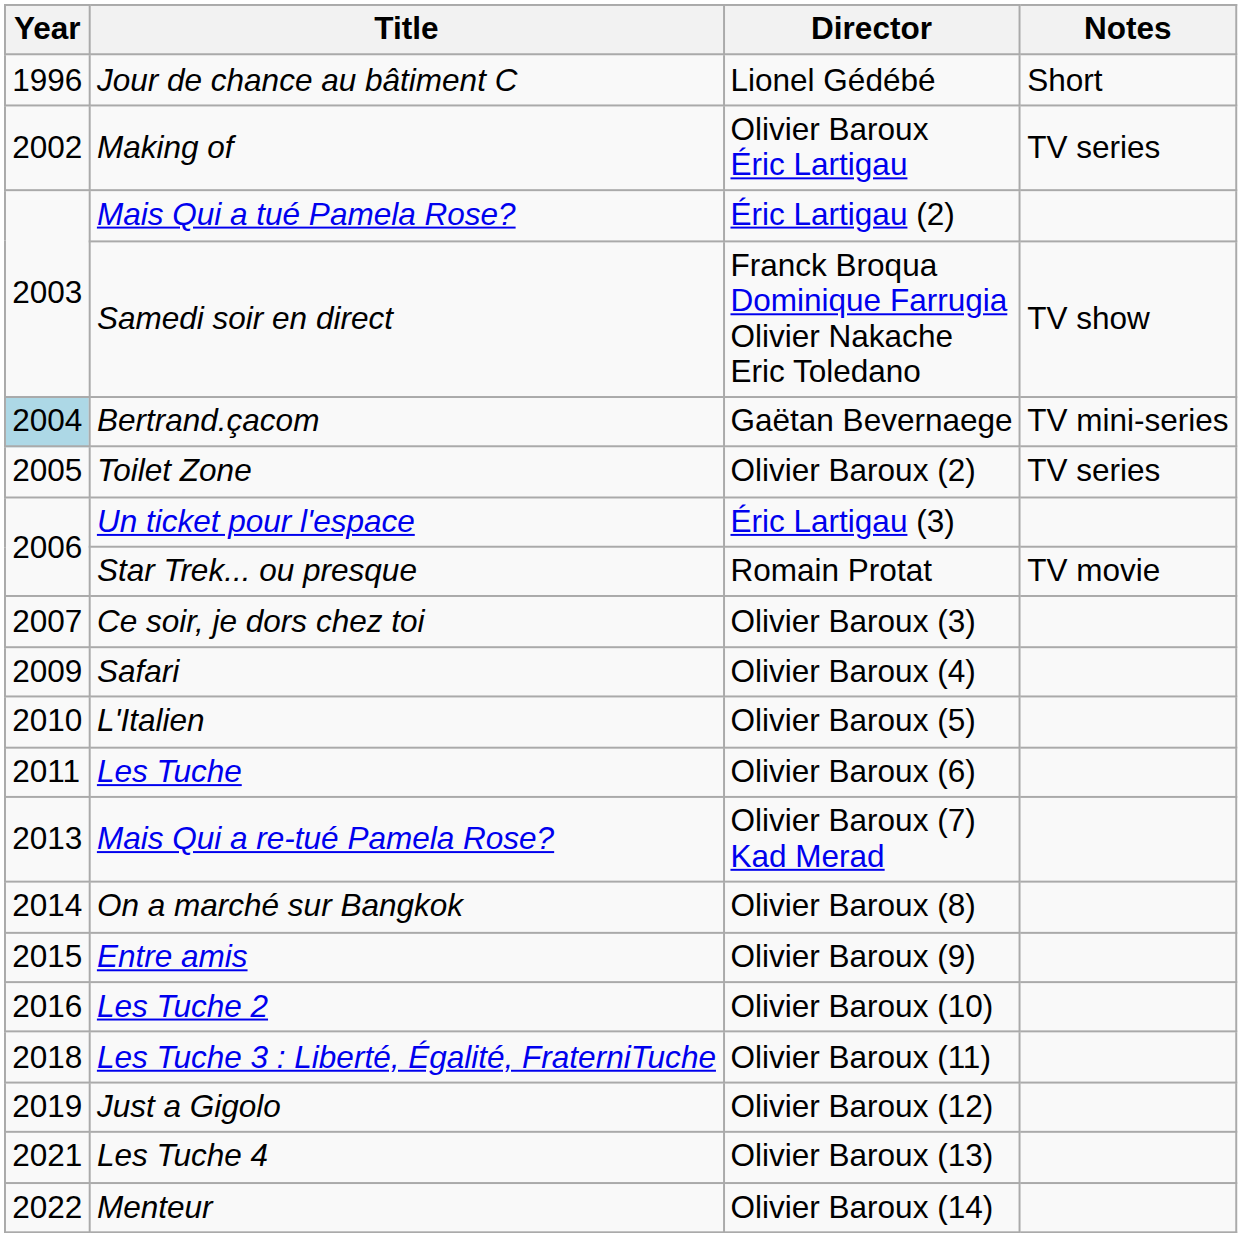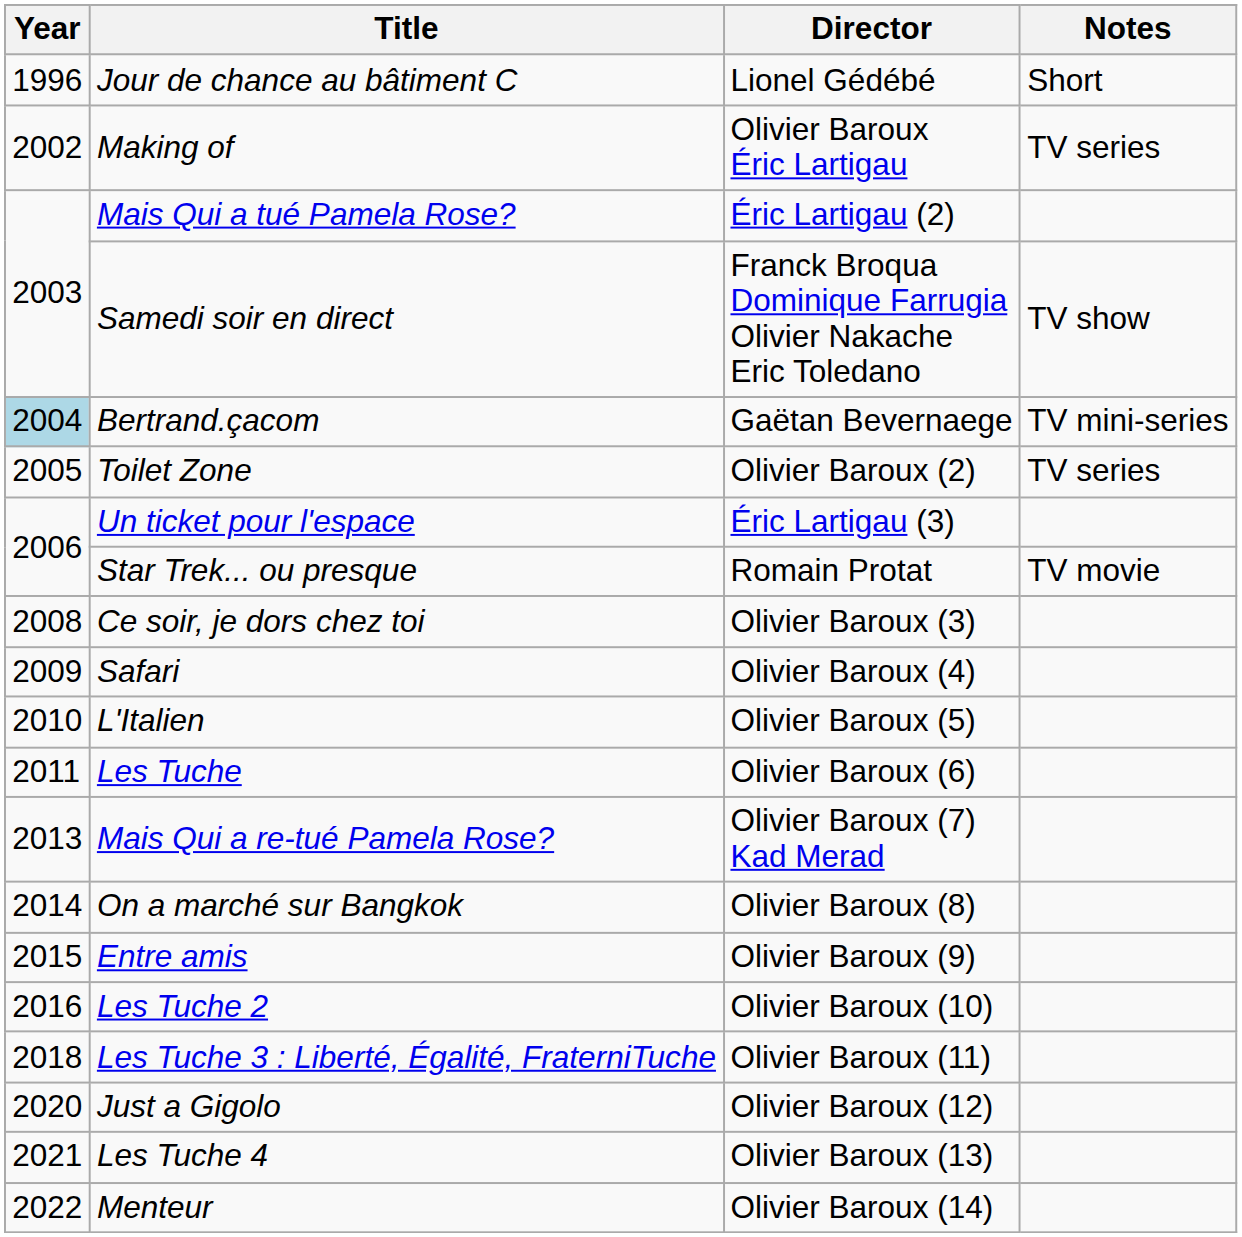(47, 621) 2007 -> (47, 621) 2008
(47, 1106) 2019 -> (47, 1106) 2020
